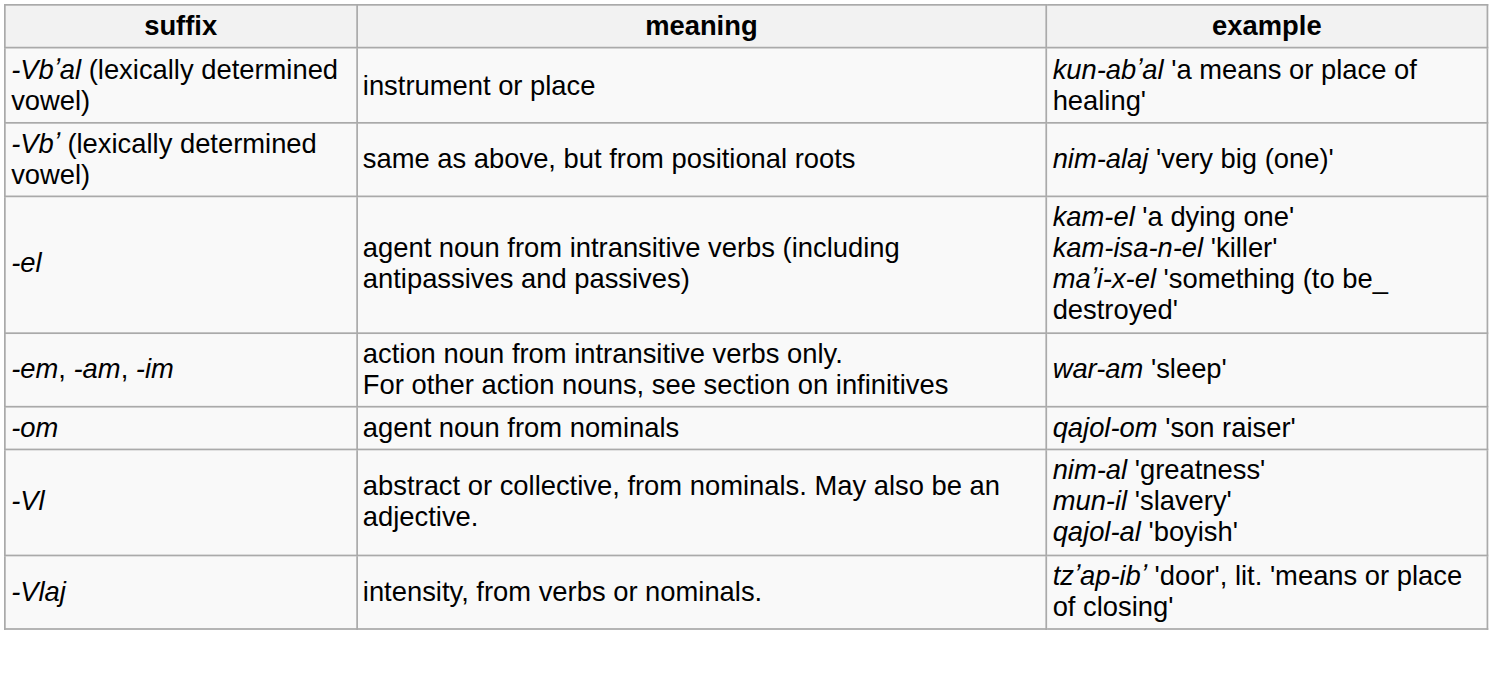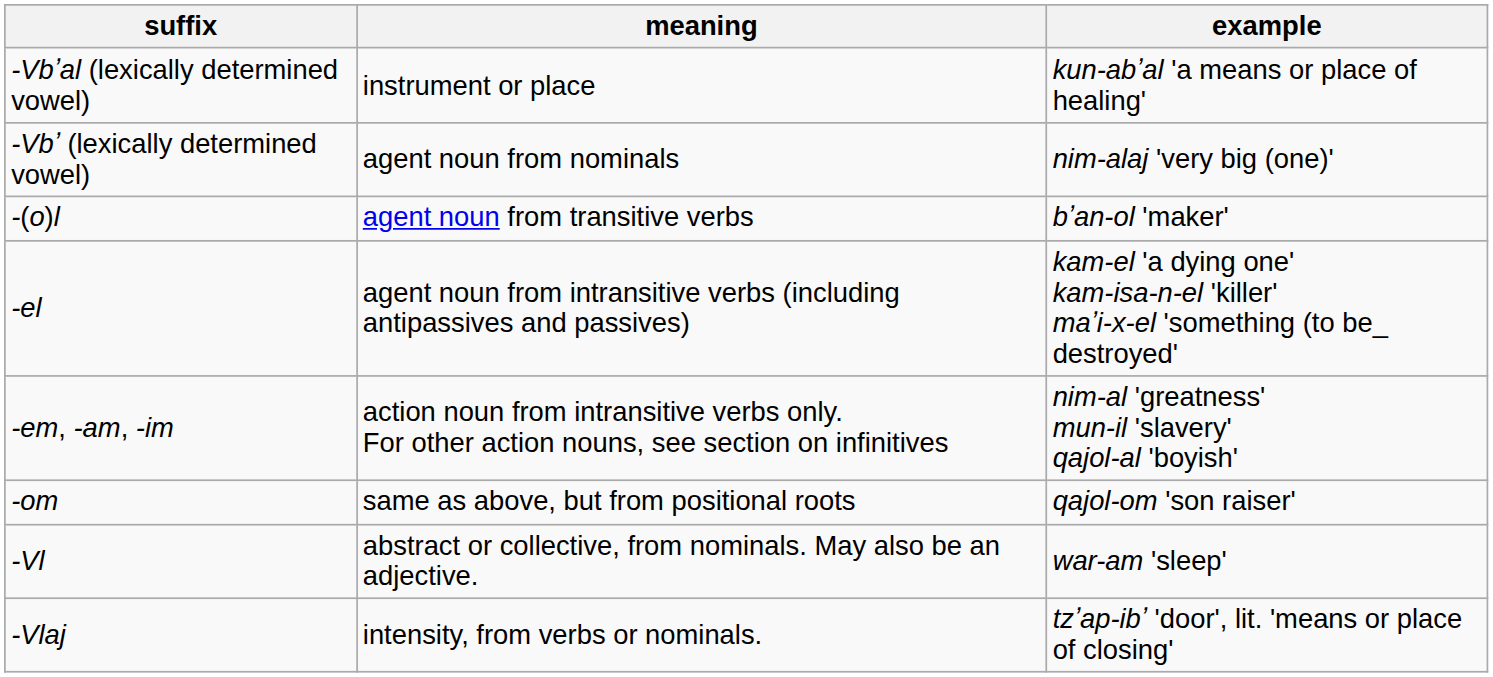(609, 159) same as above, but from positional roots -> (521, 159) agent noun from nominals
+ row: (35, 217)
(1140, 369) war-am 'sleep' -> (1159, 427) nim-al 'greatness' mun-il 'slavery' qajol-al 'boyish'
(521, 427) agent noun from nominals -> (609, 502) same as above, but from positional roots
(1159, 502) nim-al 'greatness' mun-il 'slavery' qajol-al 'boyish' -> (1140, 560) war-am 'sleep'
